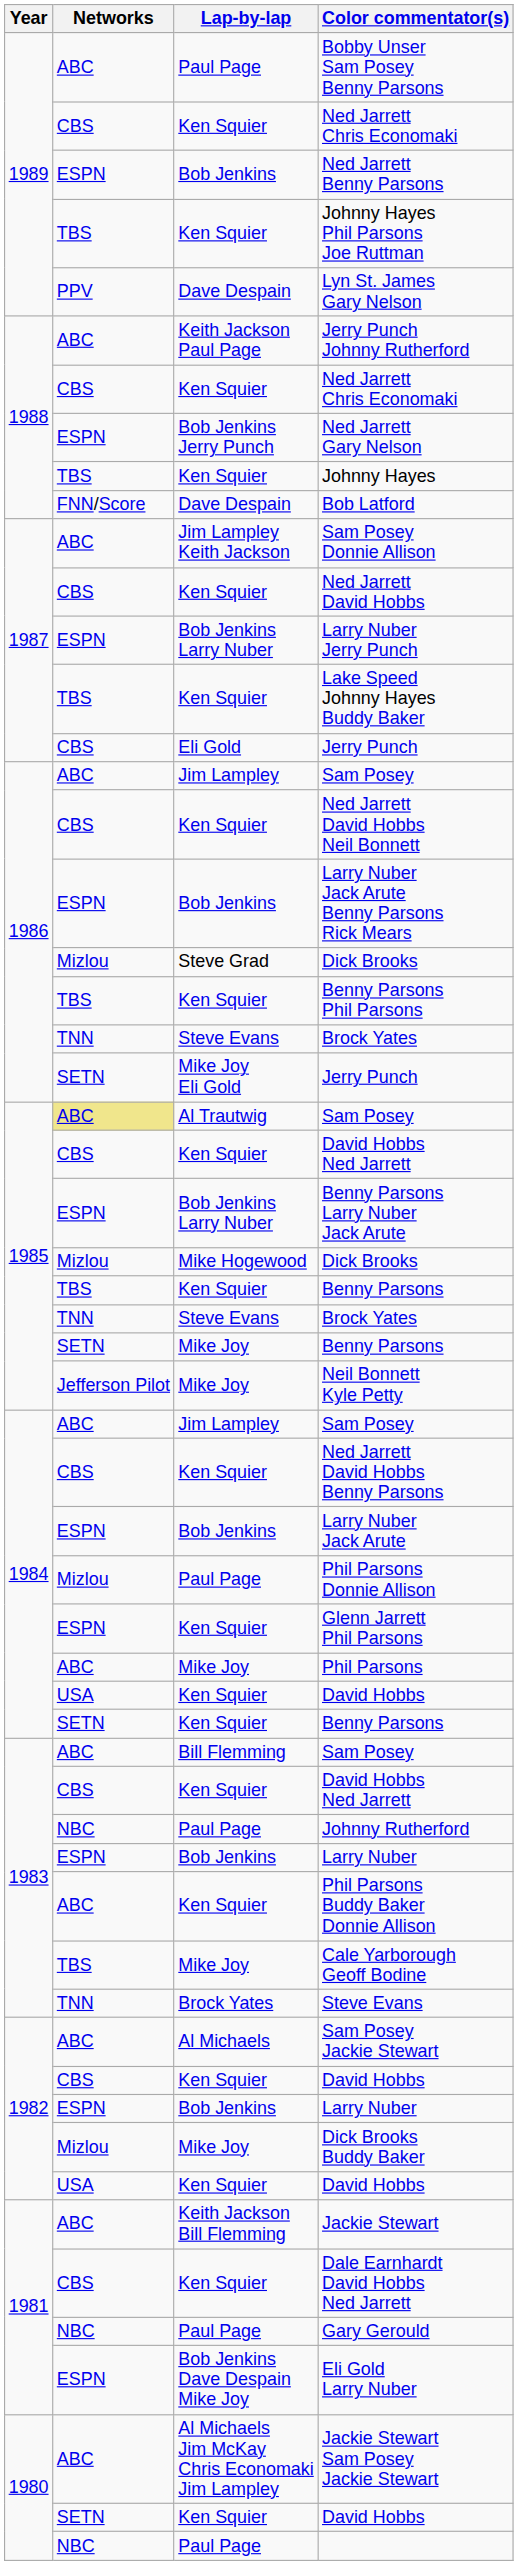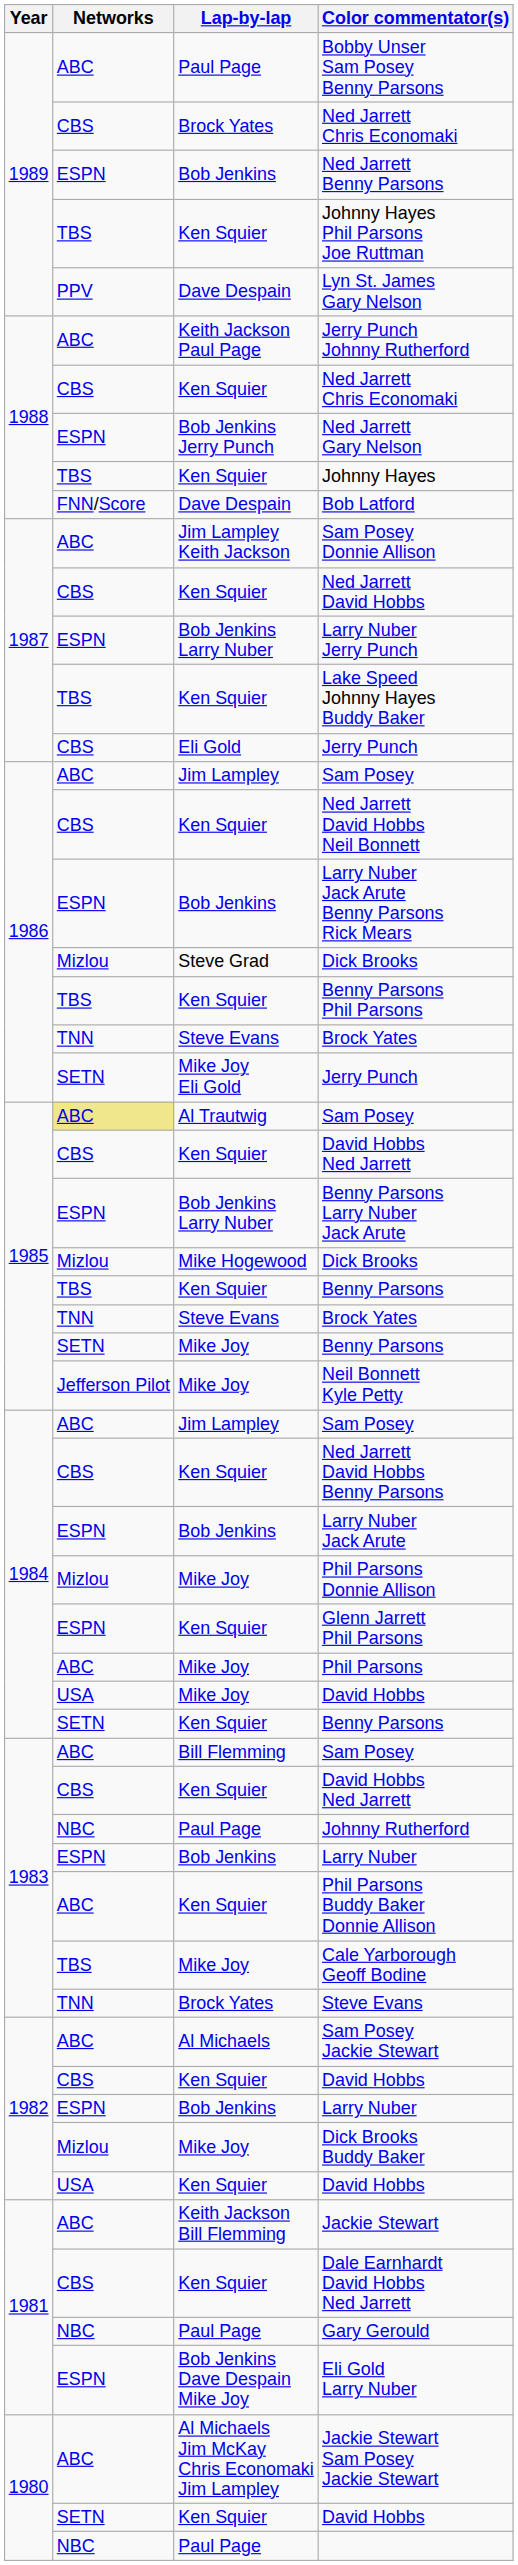(223, 125) Ken Squier -> (226, 125) Brock Yates
(220, 1579) Paul Page -> (214, 1579) Mike Joy
(223, 1695) Ken Squier -> (214, 1695) Mike Joy
